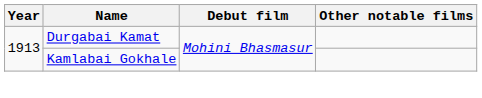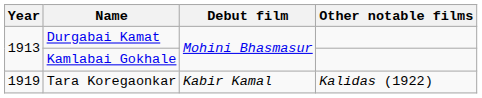+ row: (112, 82)
